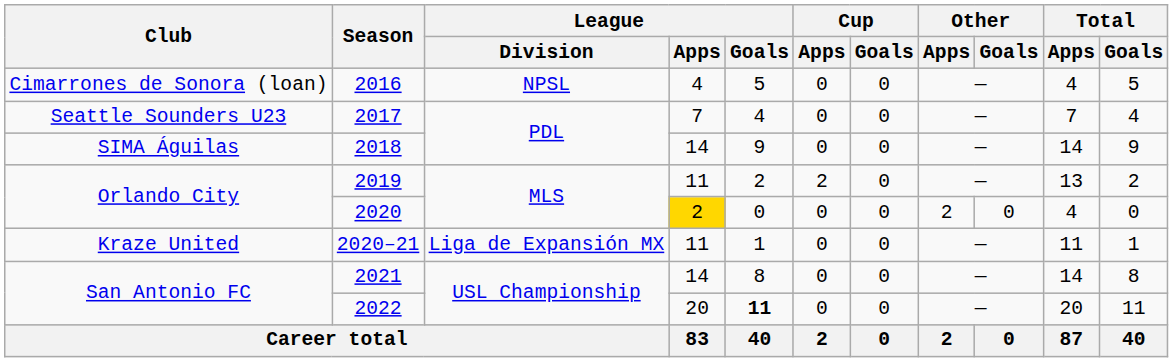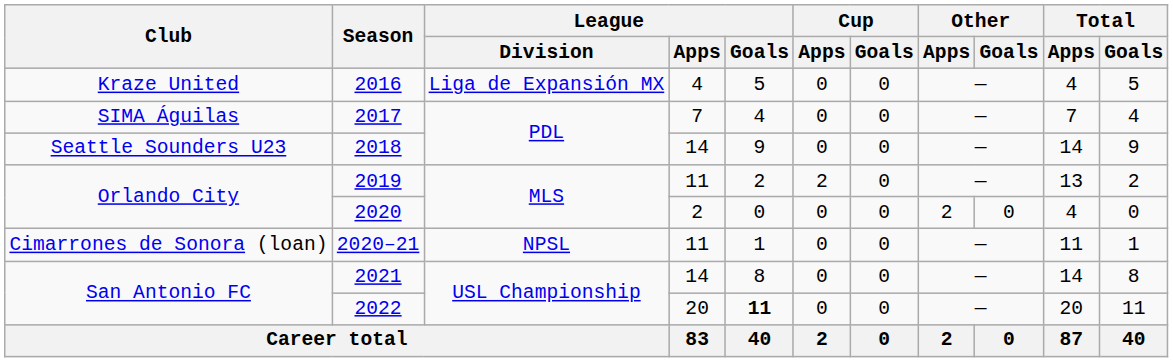(168, 85) Cimarrones de Sonora (loan) -> (168, 85) Kraze United
(546, 85) NPSL -> (546, 85) Liga de Expansión MX
(168, 117) Seattle Sounders U23 -> (168, 117) SIMA Águilas
(168, 149) SIMA Águilas -> (168, 149) Seattle Sounders U23
(697, 213) gold background -> (697, 213) no background
(168, 245) Kraze United -> (168, 245) Cimarrones de Sonora (loan)
(546, 245) Liga de Expansión MX -> (546, 245) NPSL
